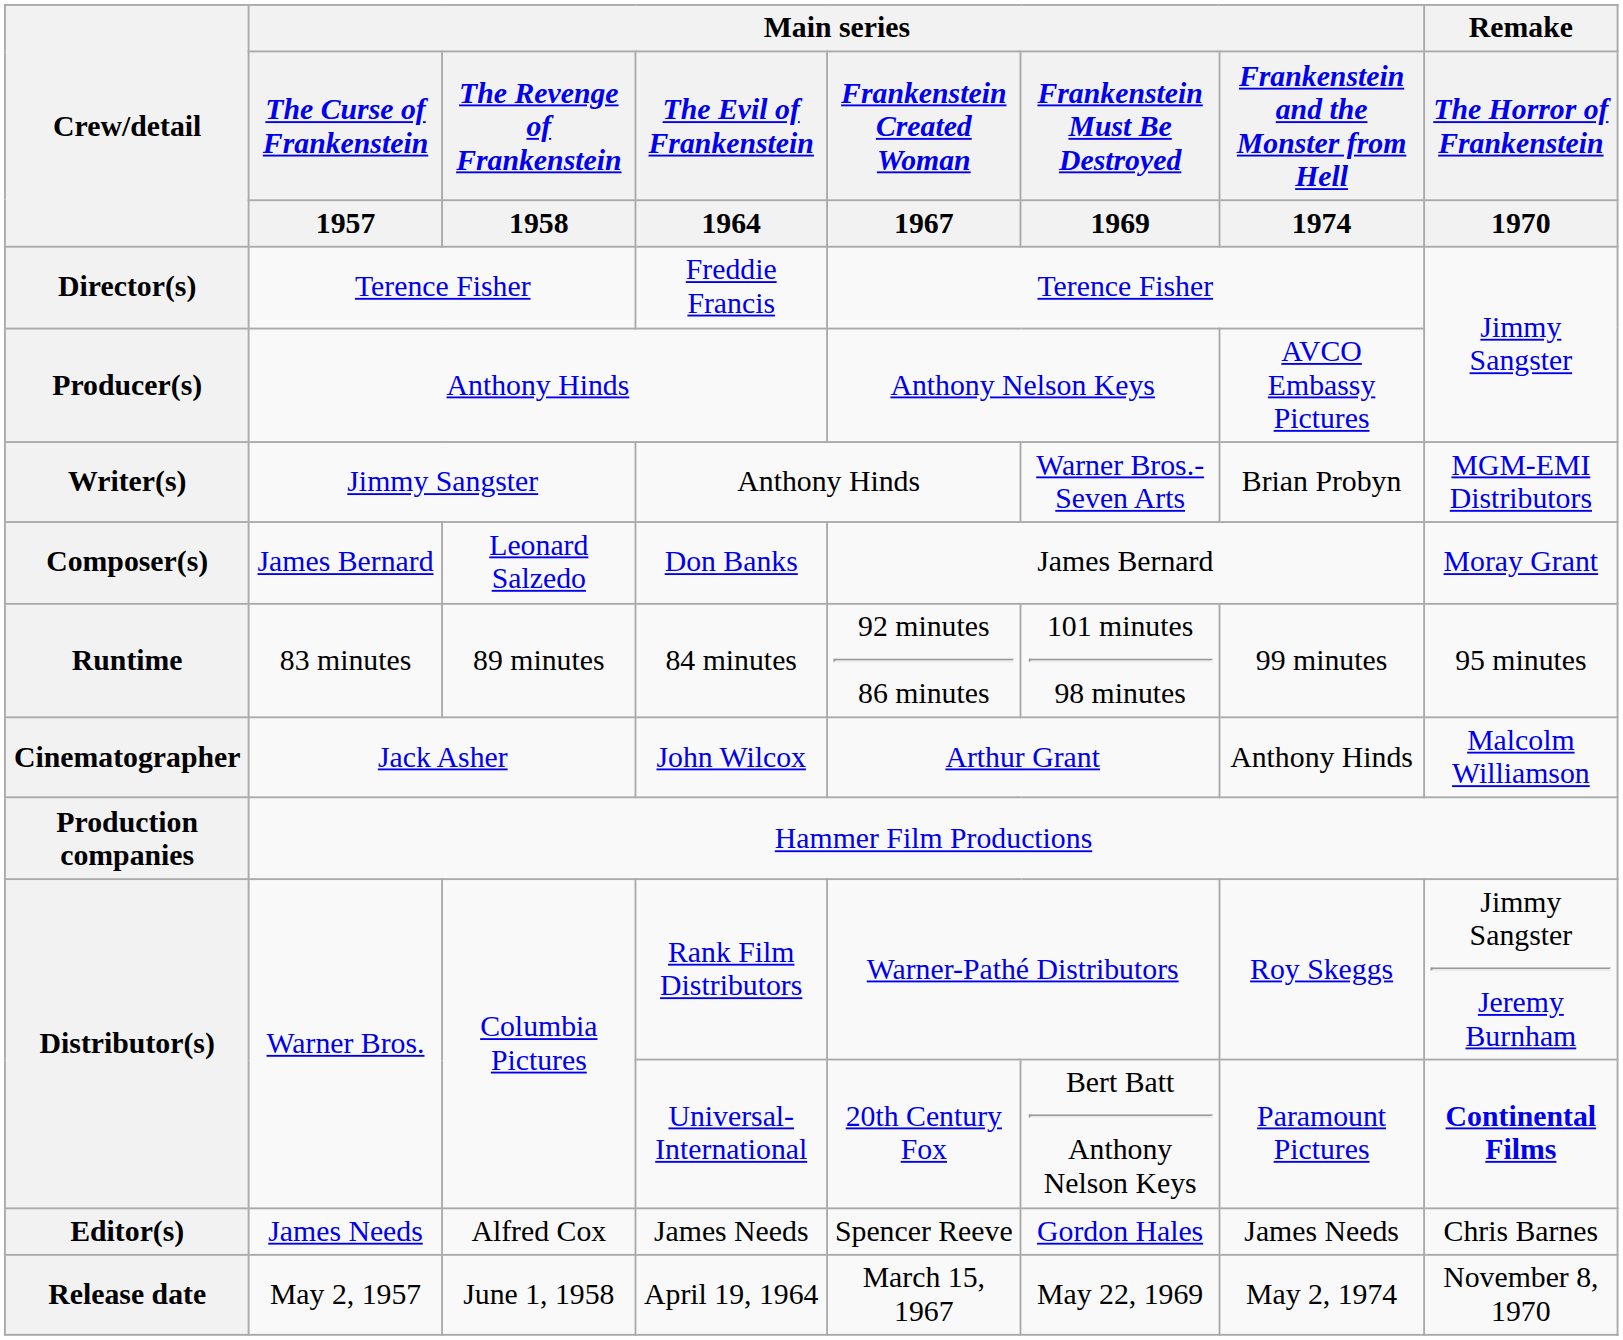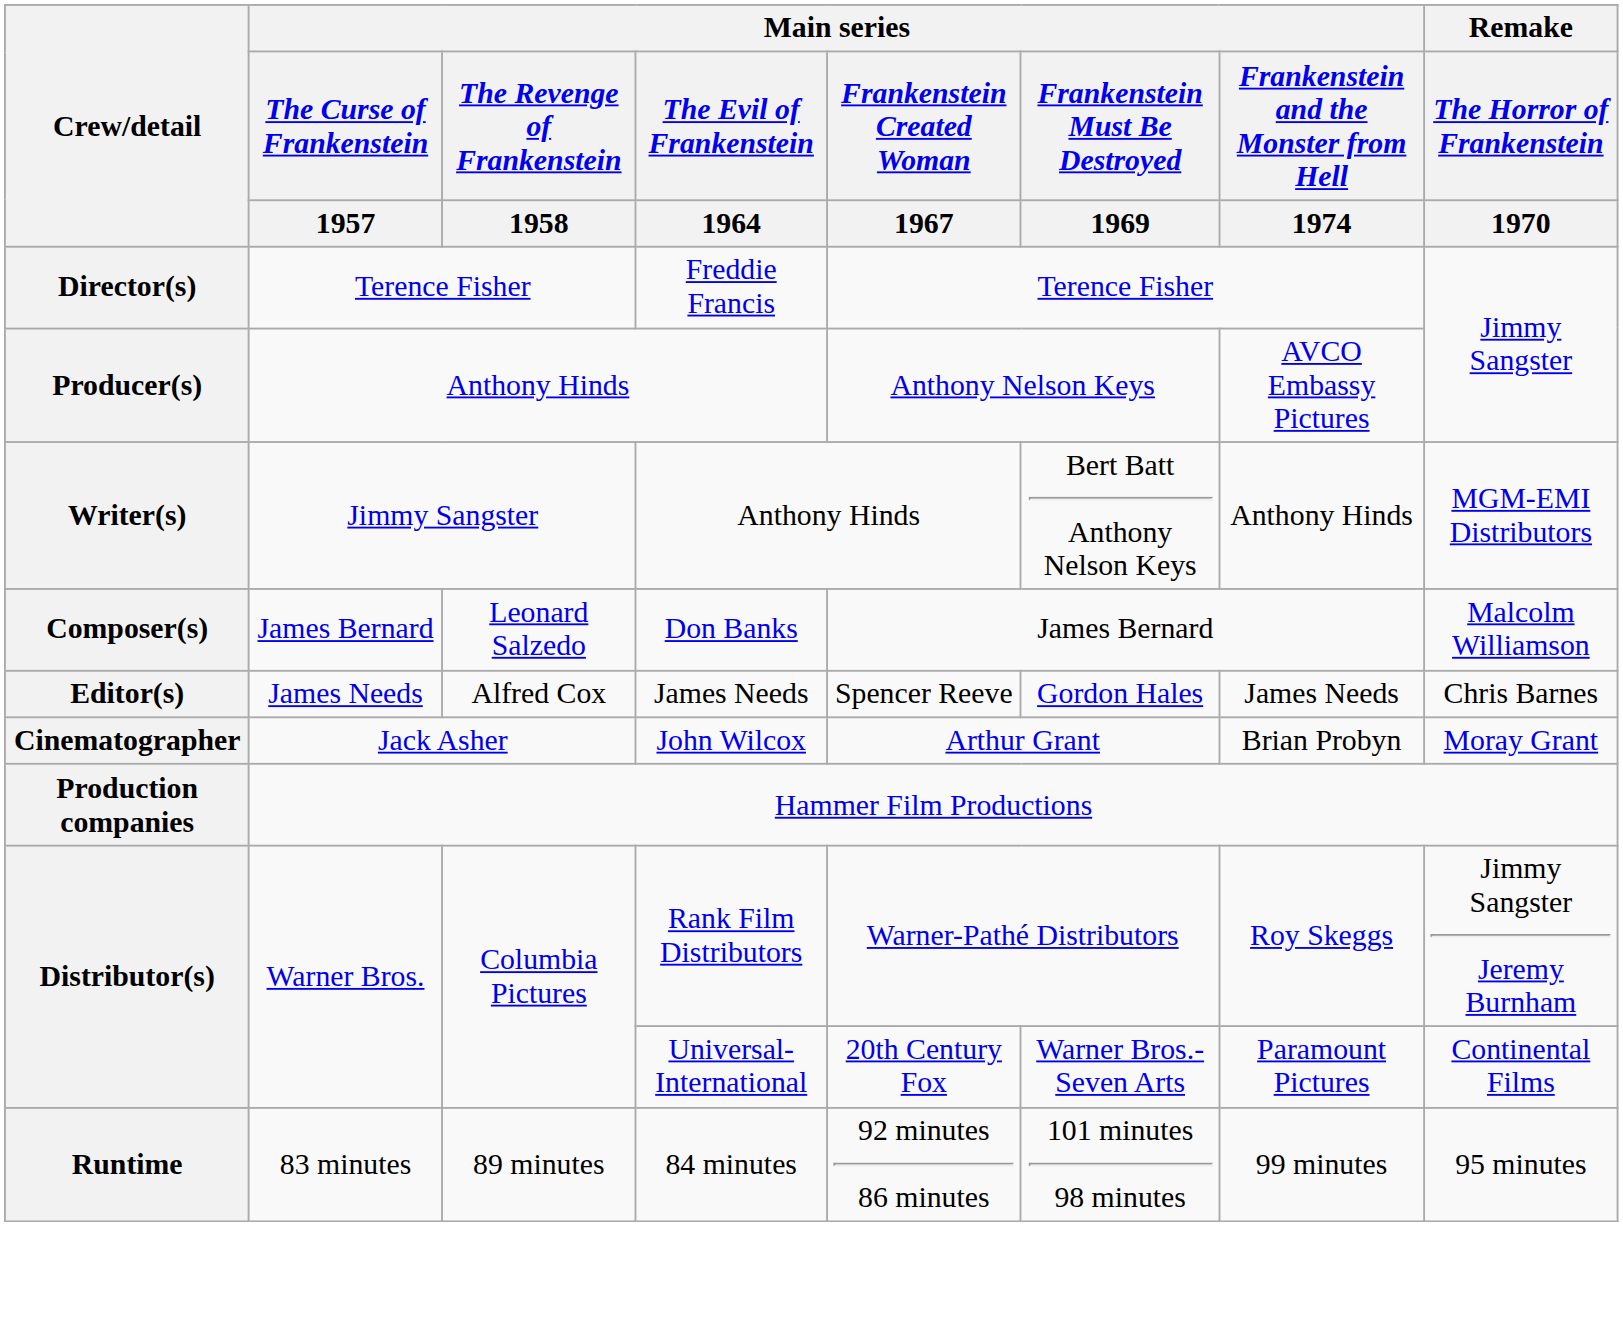(1120, 481) Warner Bros.-Seven Arts -> (1120, 515) Bert Batt Anthony Nelson Keys
(1322, 481) Brian Probyn -> (1322, 515) Anthony Hinds
(1521, 562) Moray Grant -> (1521, 629) Malcolm Williamson
rows swapped: (127, 1230) <-> (127, 659)
(1322, 757) Anthony Hinds -> (1322, 740) Brian Probyn
(1521, 757) Malcolm Williamson -> (1521, 740) Moray Grant
(1120, 1133) Bert Batt Anthony Nelson Keys -> (1120, 1066) Warner Bros.-Seven Arts
(1521, 1133) bold -> (1521, 1066) normal
- row: (127, 1294)
